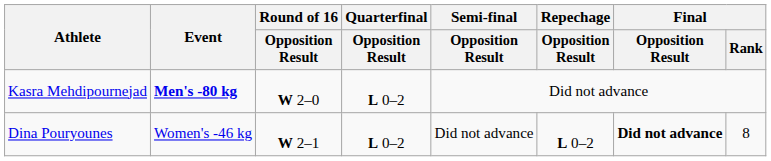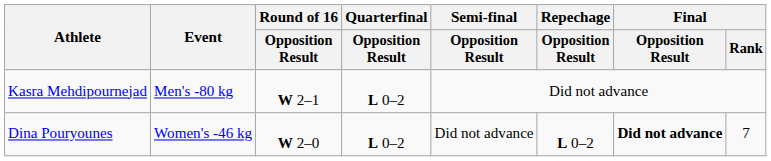(196, 91) bold -> (194, 91) normal
(299, 100) W 2–0 -> (299, 100) W 2–1
(299, 143) W 2–1 -> (299, 143) W 2–0
(746, 134) 8 -> (746, 134) 7
